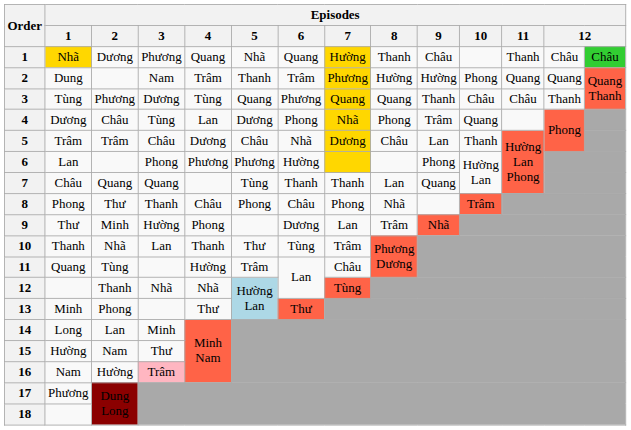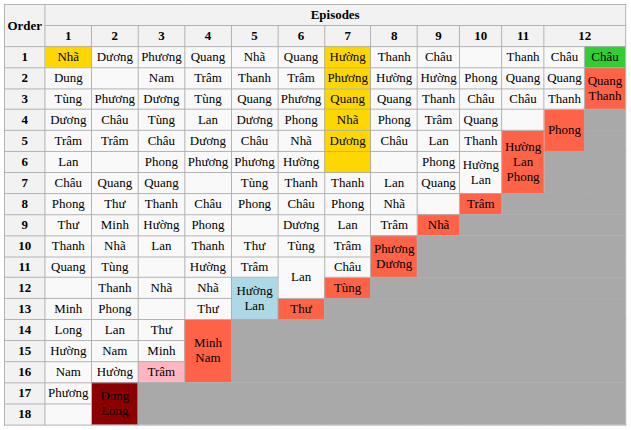(161, 329) Minh -> (161, 329) Thư
(161, 350) Thư -> (161, 350) Minh
